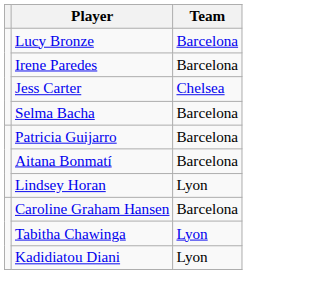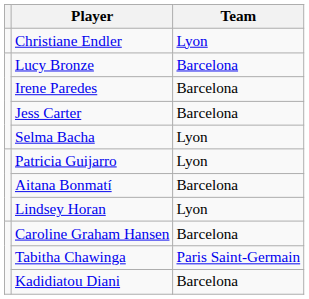+ row: (68, 40)
(201, 88) Chelsea -> (207, 112) Barcelona
(207, 112) Barcelona -> (192, 137) Lyon
(207, 137) Barcelona -> (192, 161) Lyon
(192, 233) Lyon -> (238, 257) Paris Saint-Germain
(192, 257) Lyon -> (207, 281) Barcelona
